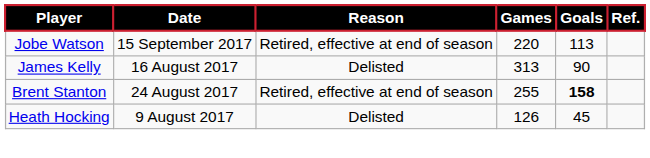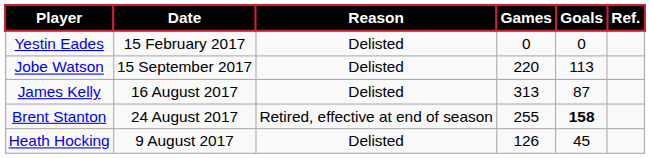+ row: (59, 44)
(376, 44) Retired, effective at end of season -> (376, 68) Delisted
(582, 68) 90 -> (582, 92) 87
